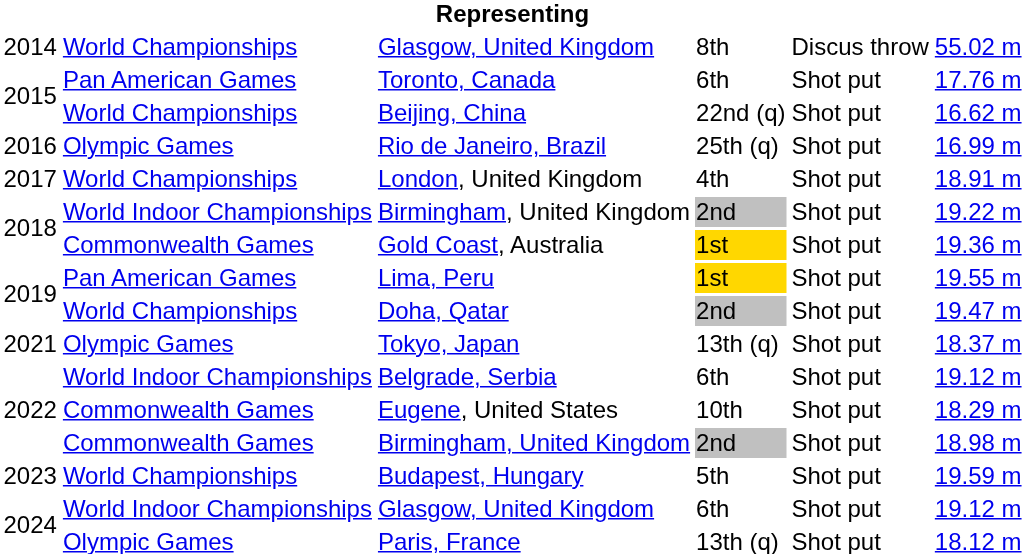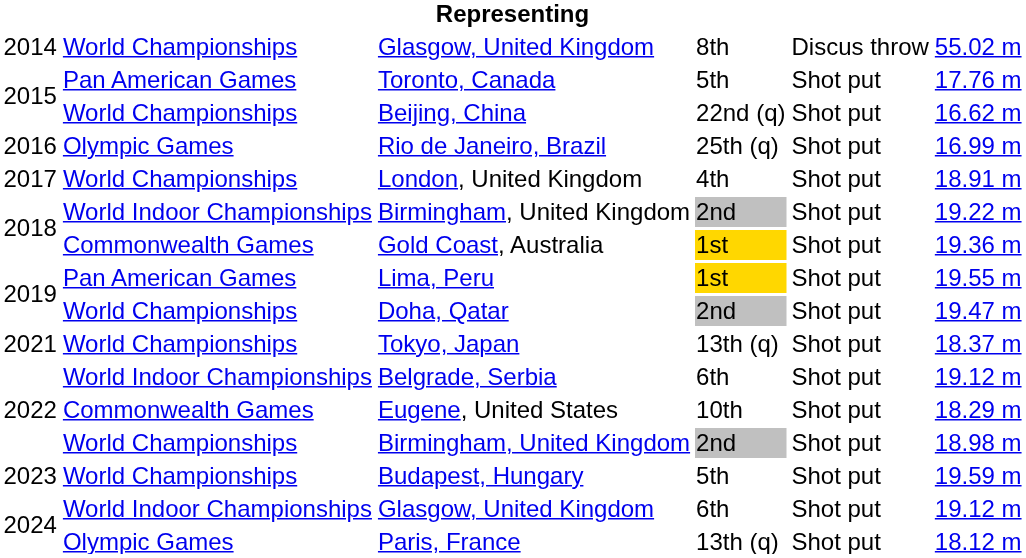(713, 79) 6th -> (713, 79) 5th
(148, 343) Olympic Games -> (180, 343) World Championships
(188, 442) Commonwealth Games -> (180, 442) World Championships
